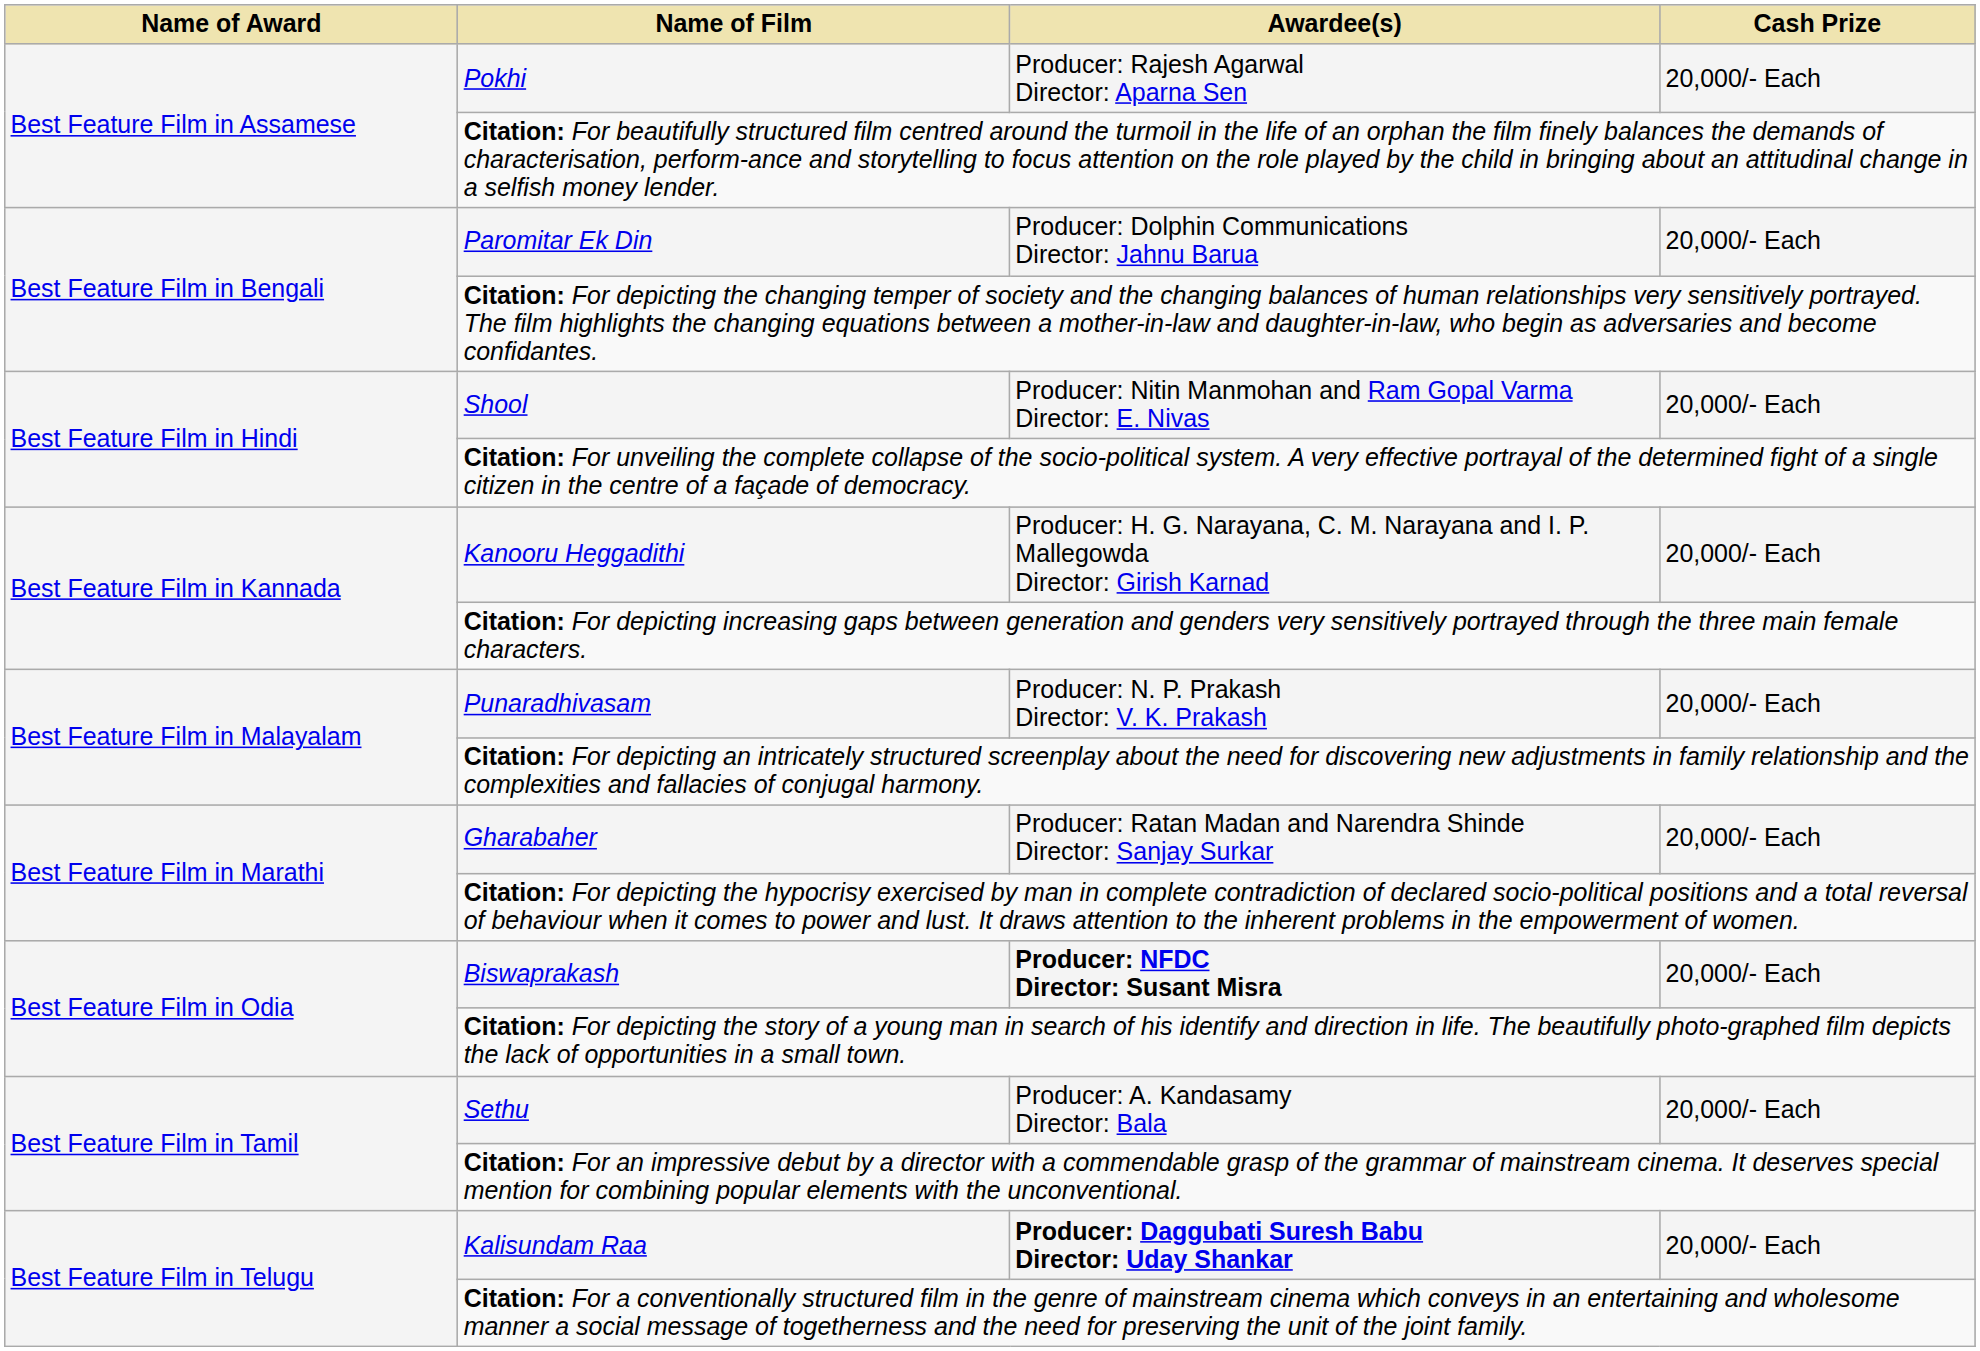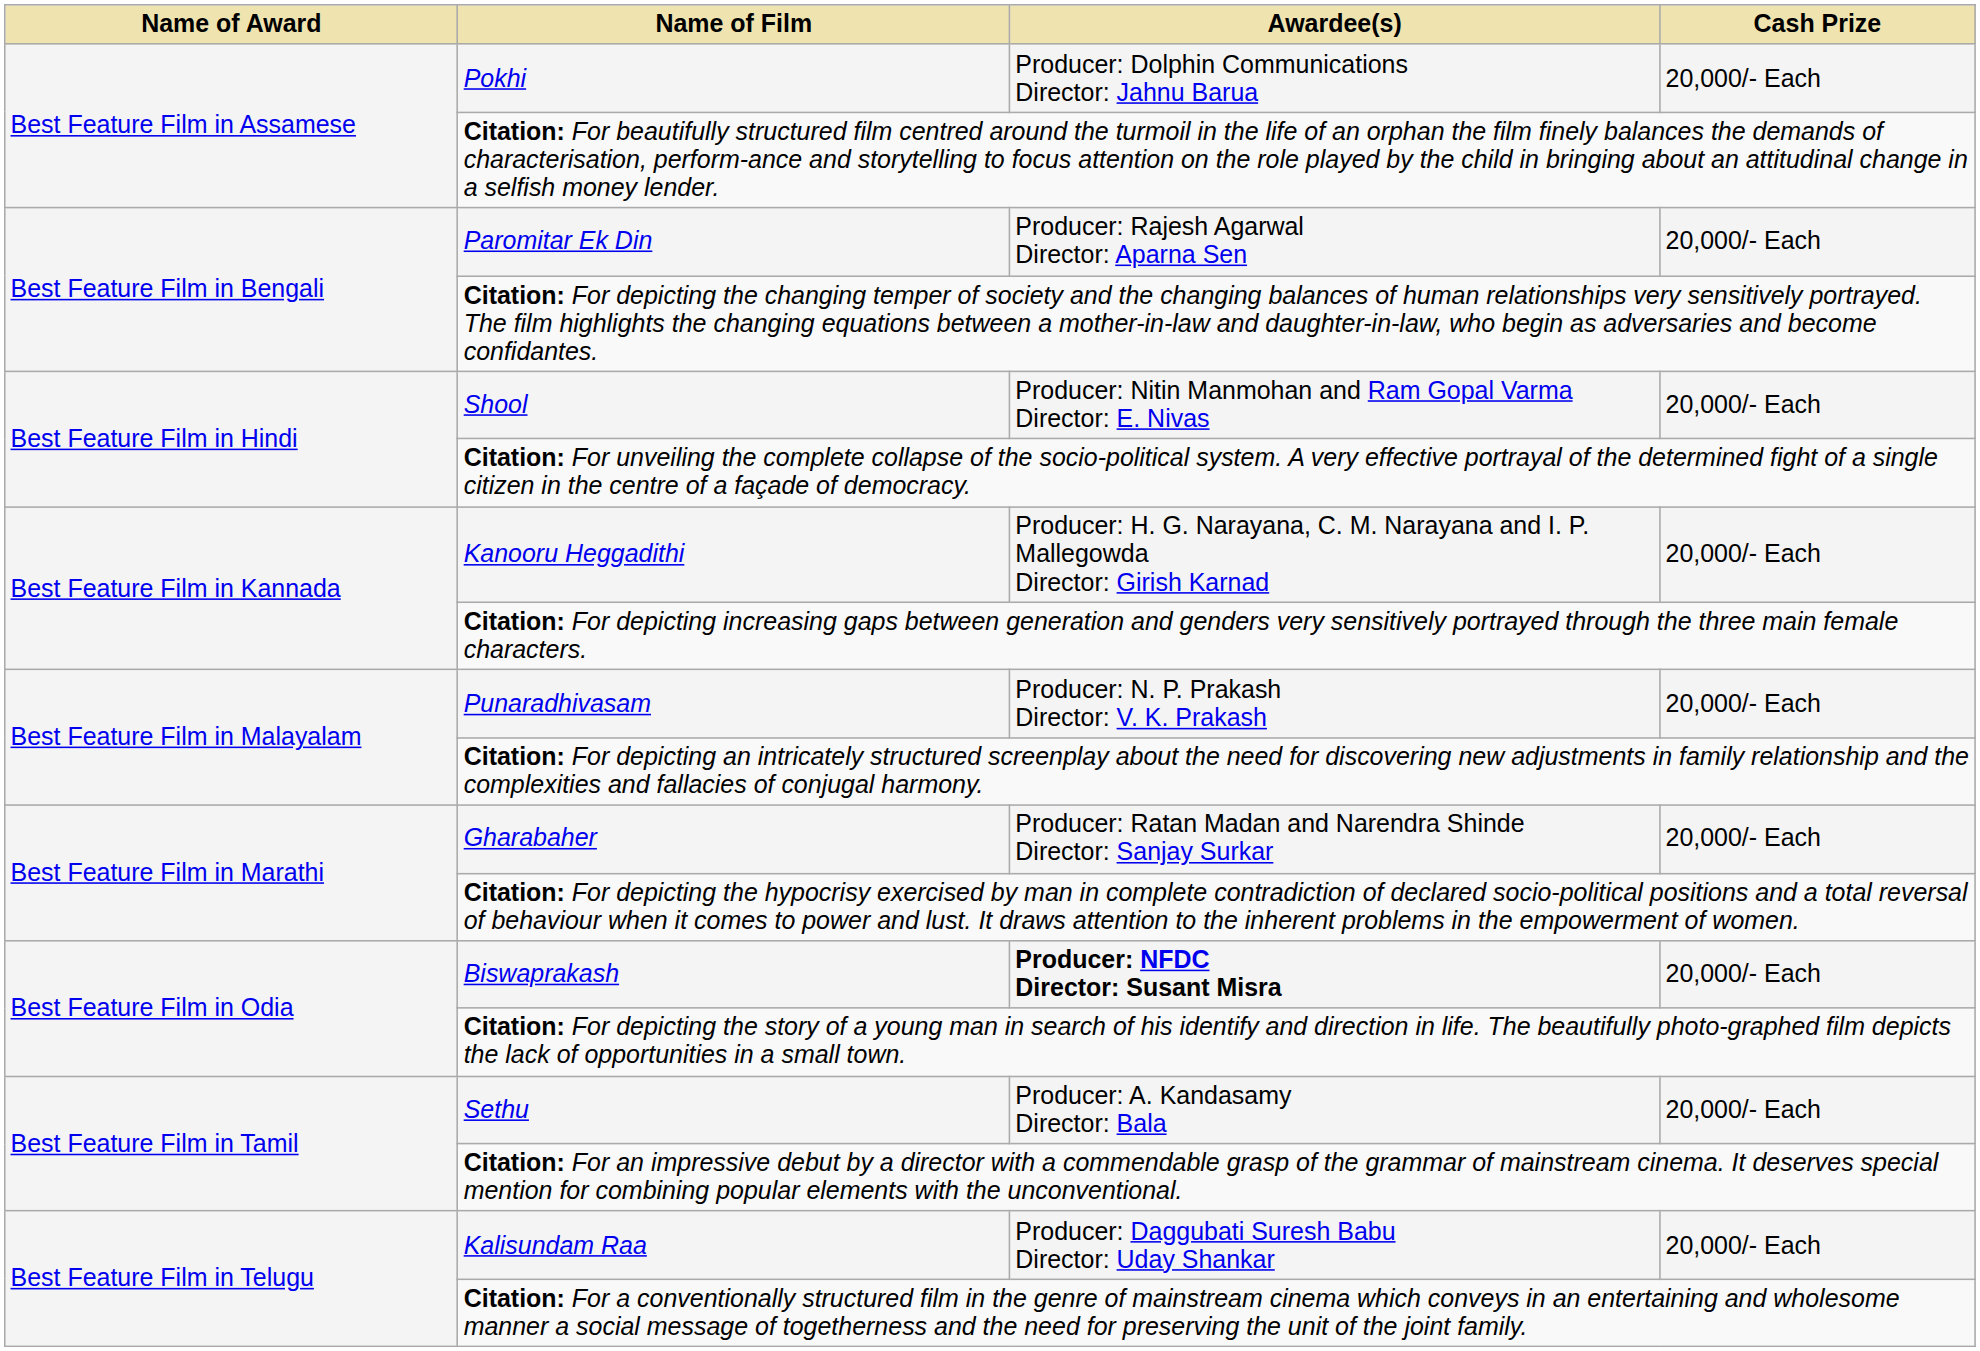(1160, 77) Producer: Rajesh Agarwal Director: Aparna Sen -> (1212, 77) Producer: Dolphin Communications Director: Jahnu Barua
(1212, 241) Producer: Dolphin Communications Director: Jahnu Barua -> (1160, 241) Producer: Rajesh Agarwal Director: Aparna Sen
(1219, 1244) bold -> (1205, 1244) normal
